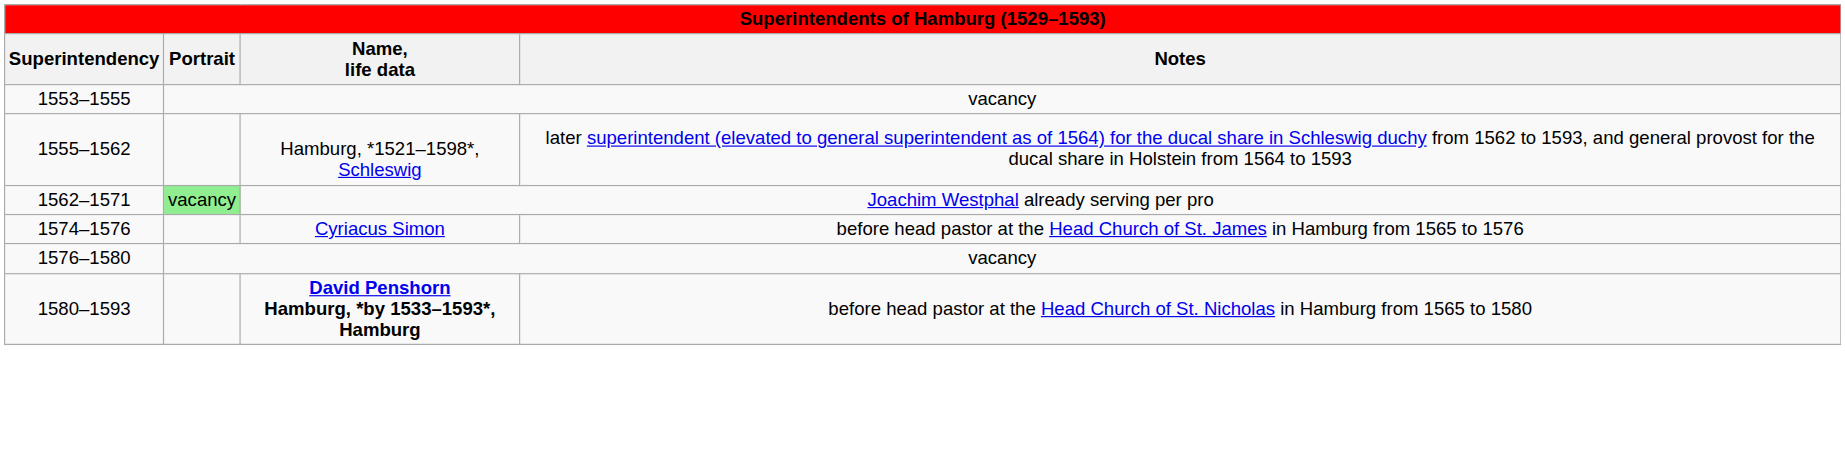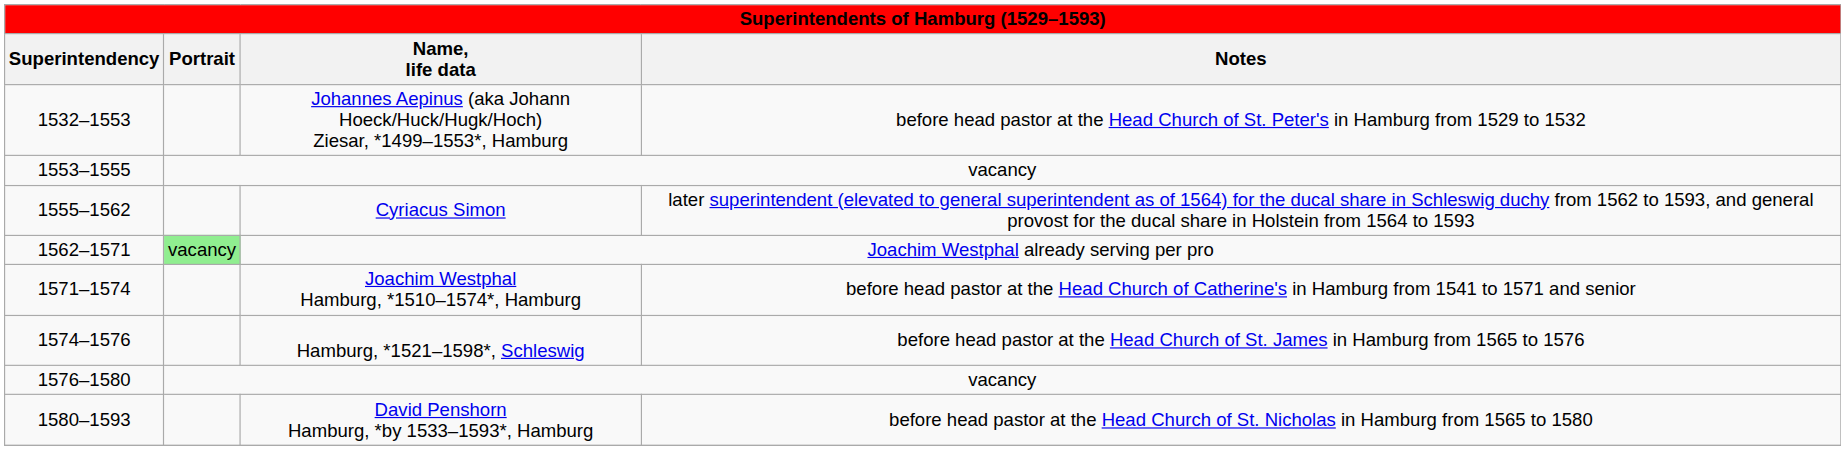+ row: (84, 119)
(380, 159) Hamburg, *1521–1598*, Schleswig -> (441, 210) Cyriacus Simon
+ row: (84, 289)
(380, 229) Cyriacus Simon -> (441, 350) Hamburg, *1521–1598*, Schleswig
(380, 308) bold -> (441, 419) normal
